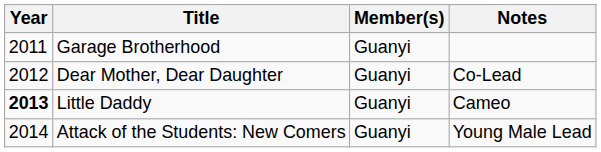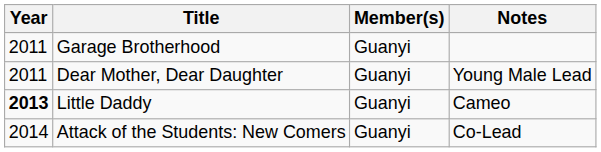(29, 75) 2012 -> (28, 75) 2011
(487, 75) Co-Lead -> (522, 75) Young Male Lead
(522, 132) Young Male Lead -> (487, 132) Co-Lead
